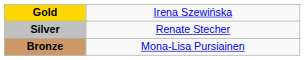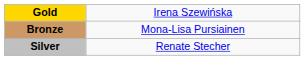rows swapped: (45, 30) <-> (45, 47)
